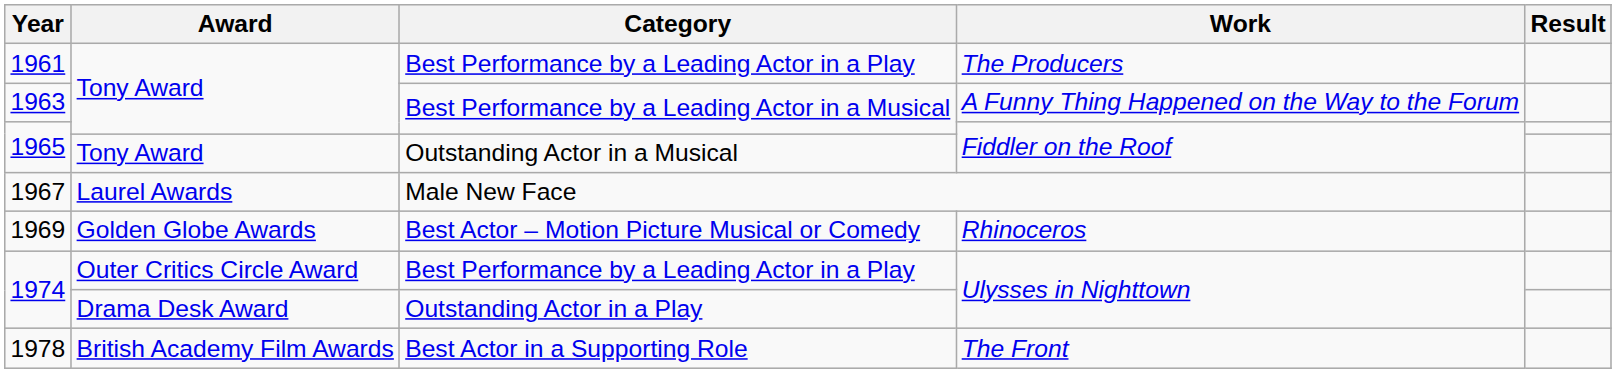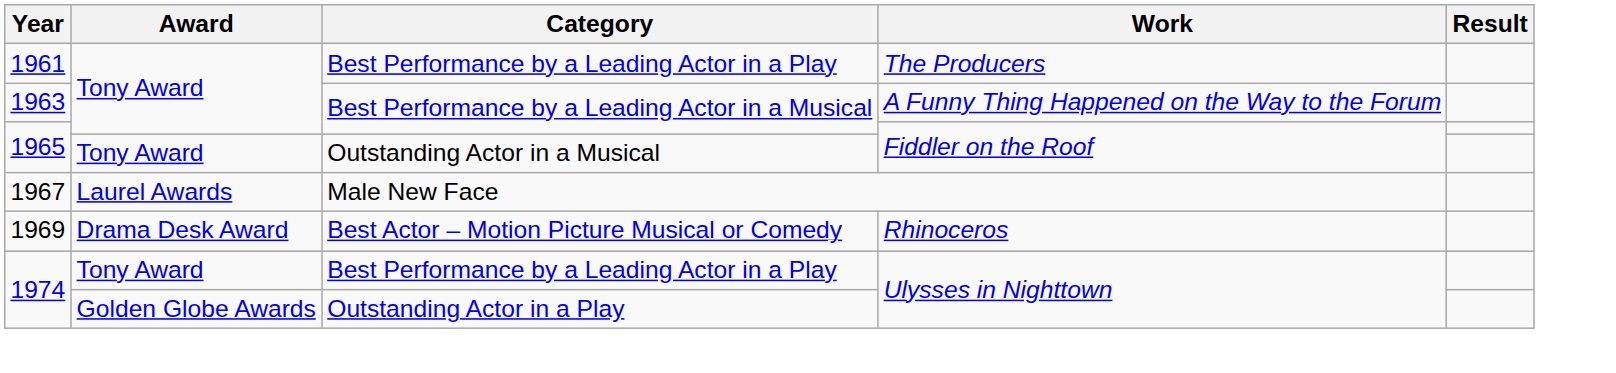(196, 230) Golden Globe Awards -> (183, 230) Drama Desk Award
(217, 269) Outer Critics Circle Award -> (140, 269) Tony Award
(183, 308) Drama Desk Award -> (196, 308) Golden Globe Awards
- row: (38, 348)
